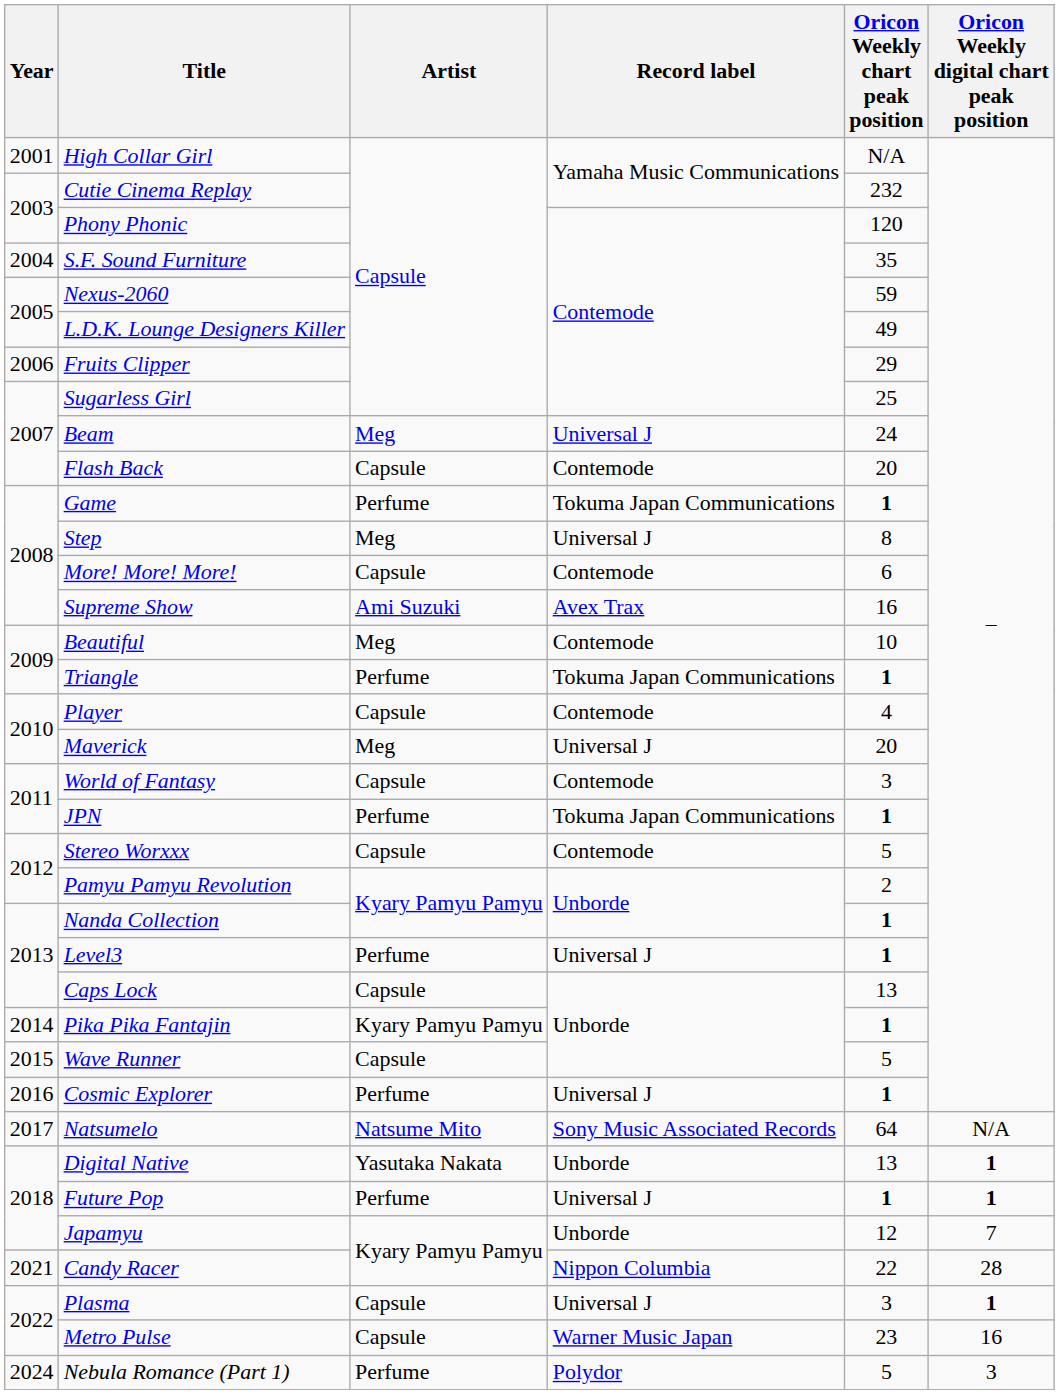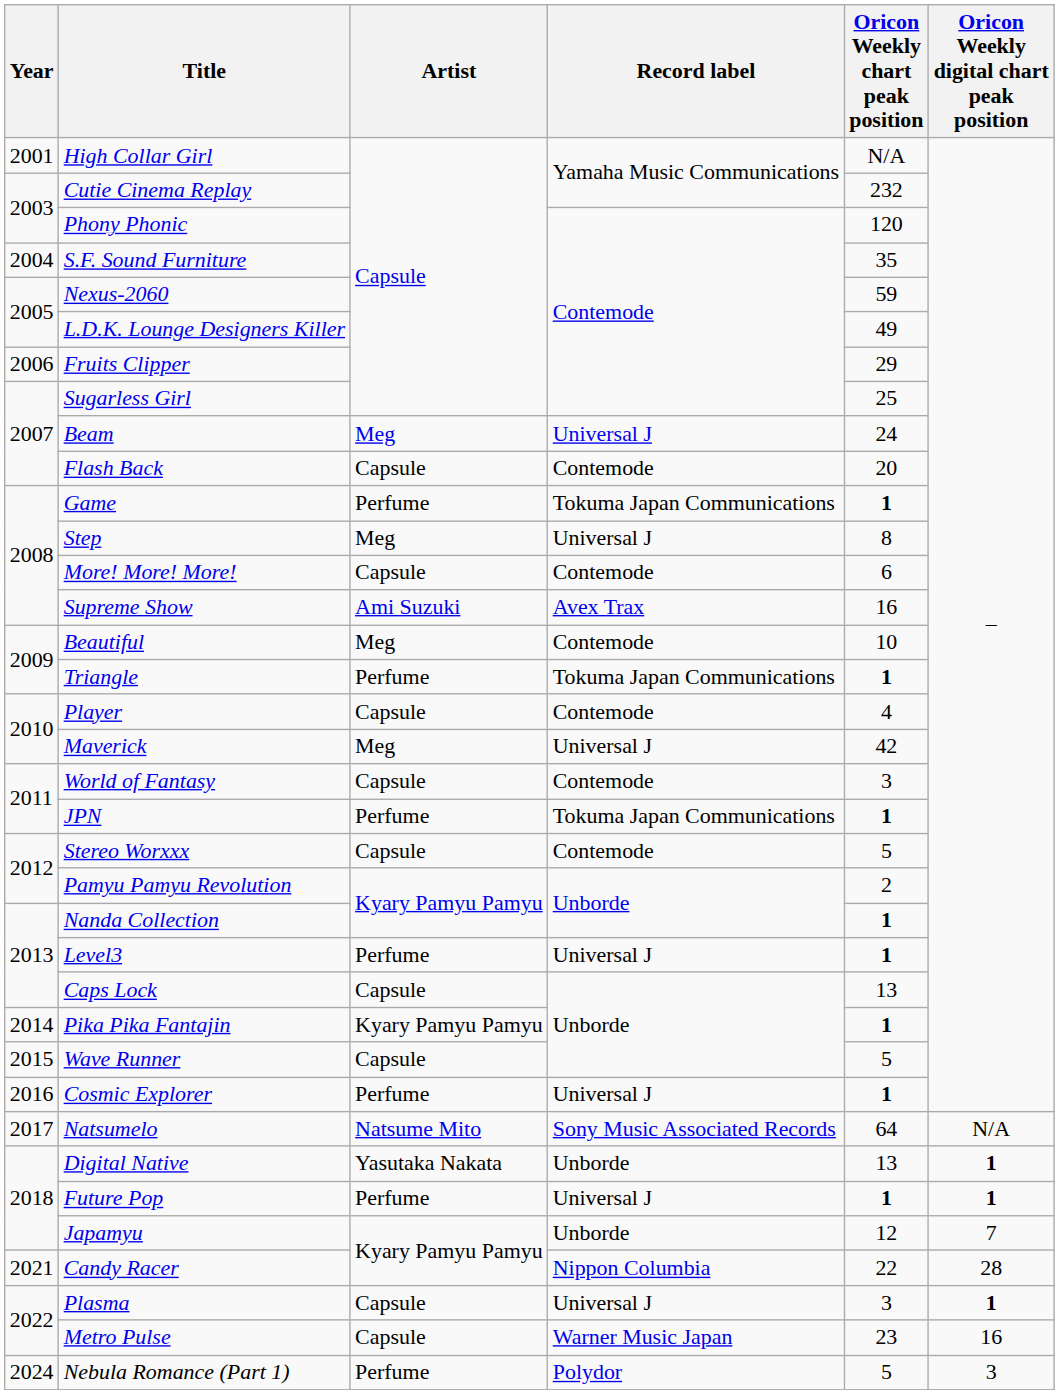(886, 746) 20 -> (886, 746) 42
